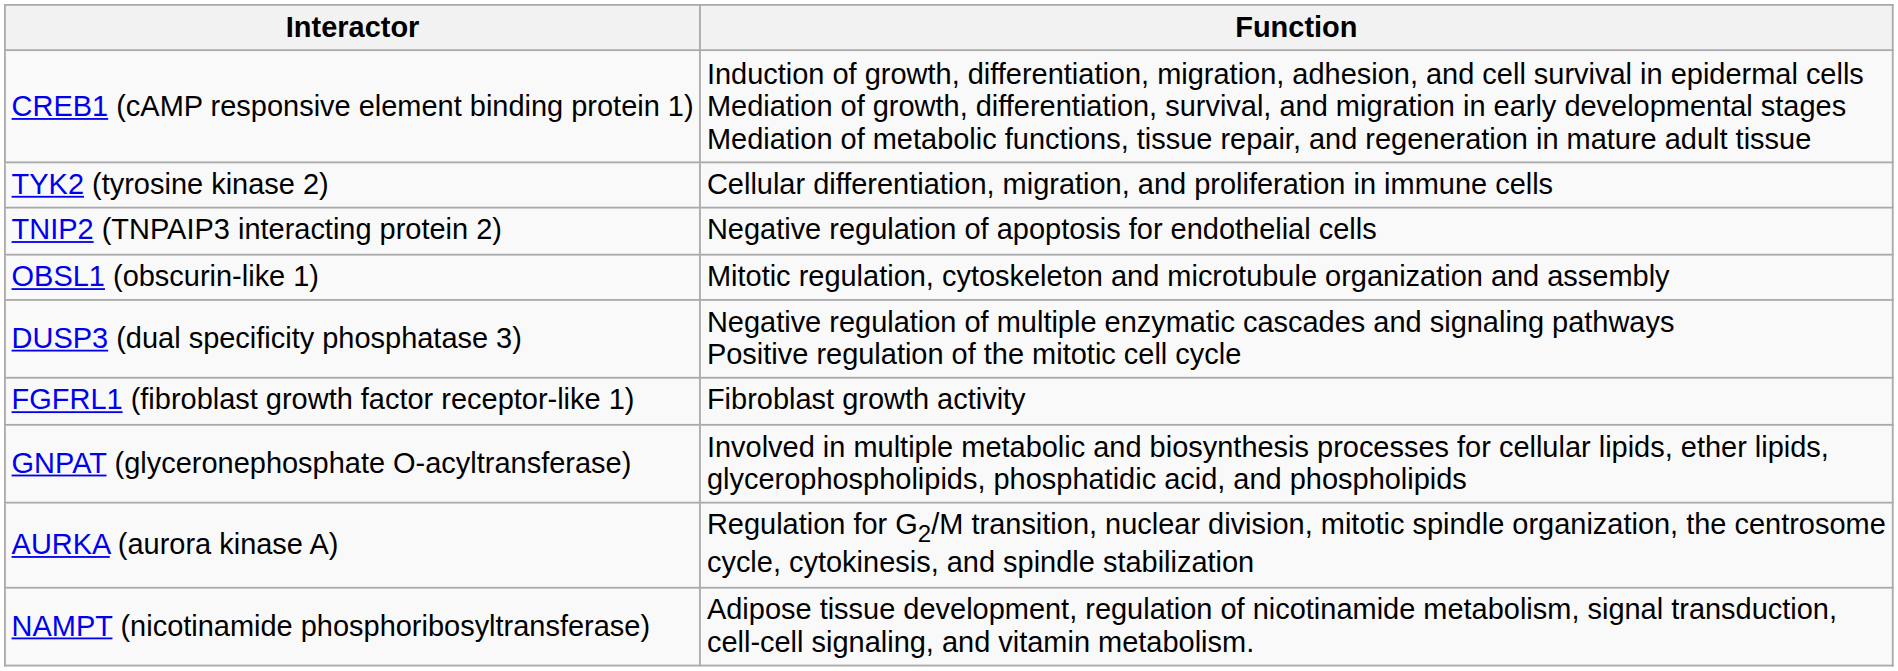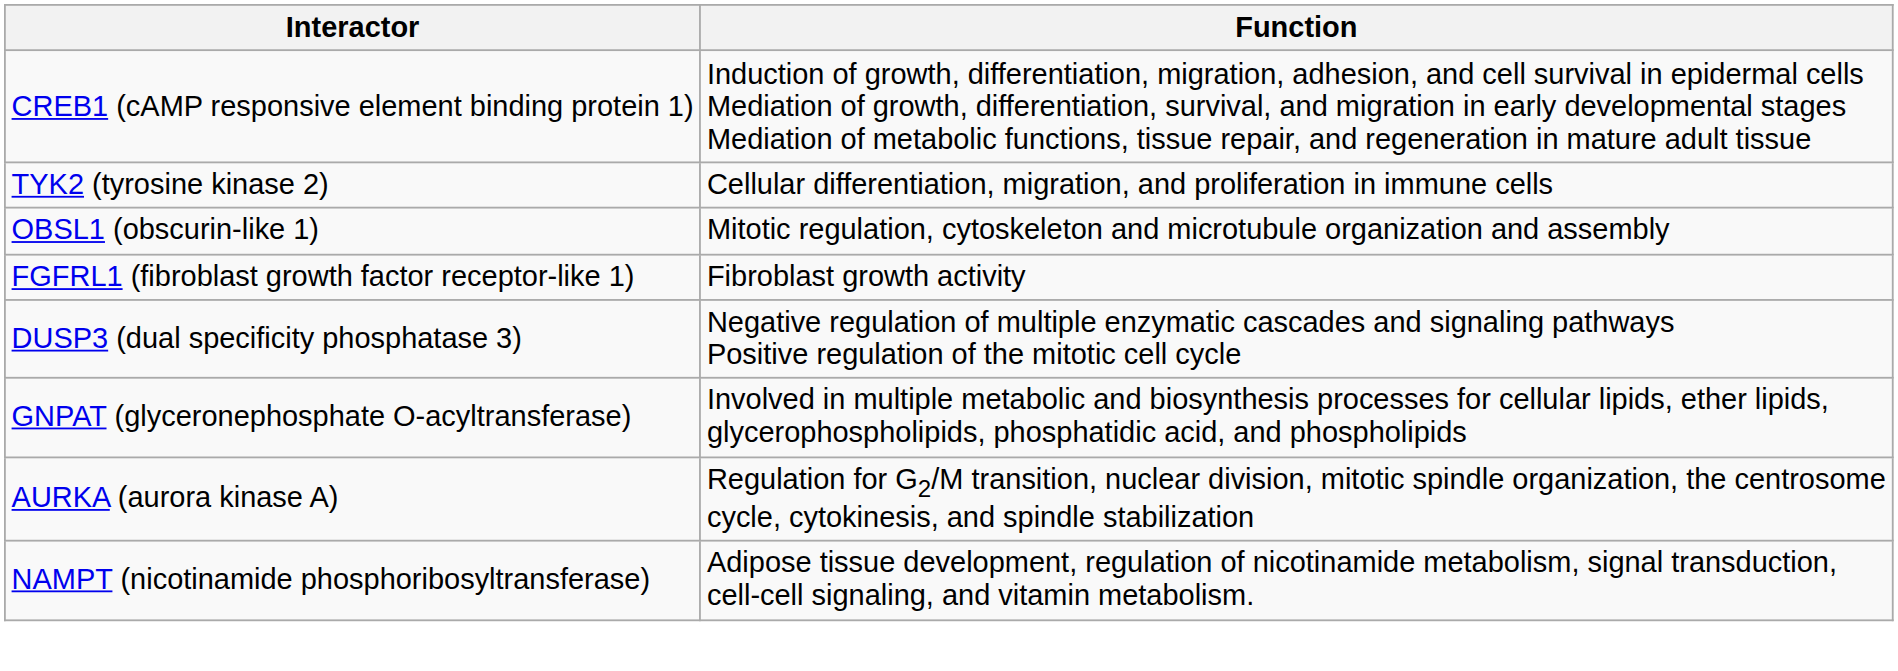- row: (257, 230)
rows swapped: (267, 338) <-> (323, 400)
